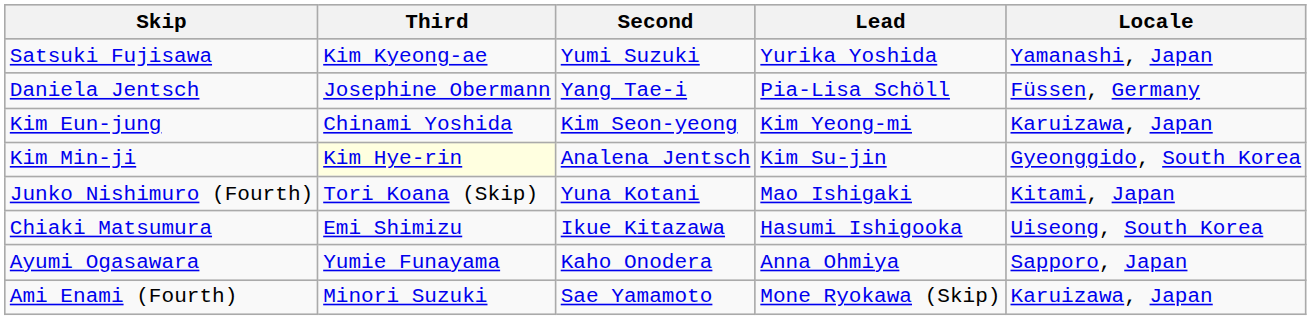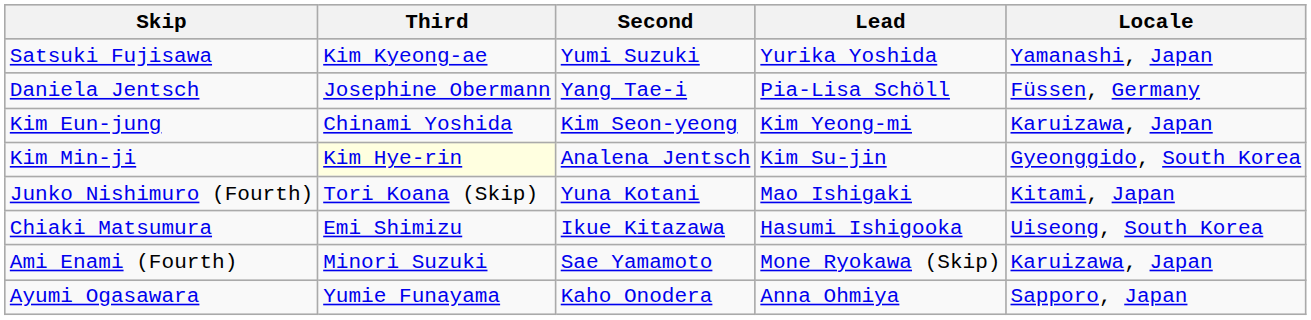rows swapped: (105, 262) <-> (124, 297)
